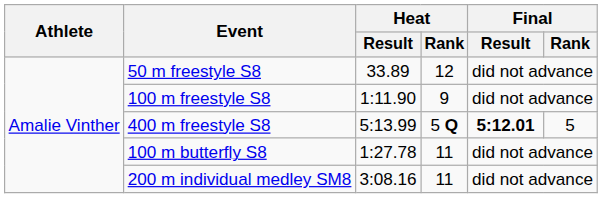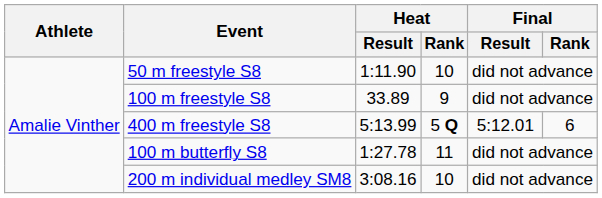(388, 71) 33.89 -> (388, 71) 1:11.90
(444, 71) 12 -> (444, 71) 10
(388, 98) 1:11.90 -> (388, 98) 33.89
(506, 125) bold -> (505, 125) normal
(570, 125) 5 -> (570, 125) 6
(444, 179) 11 -> (444, 179) 10
